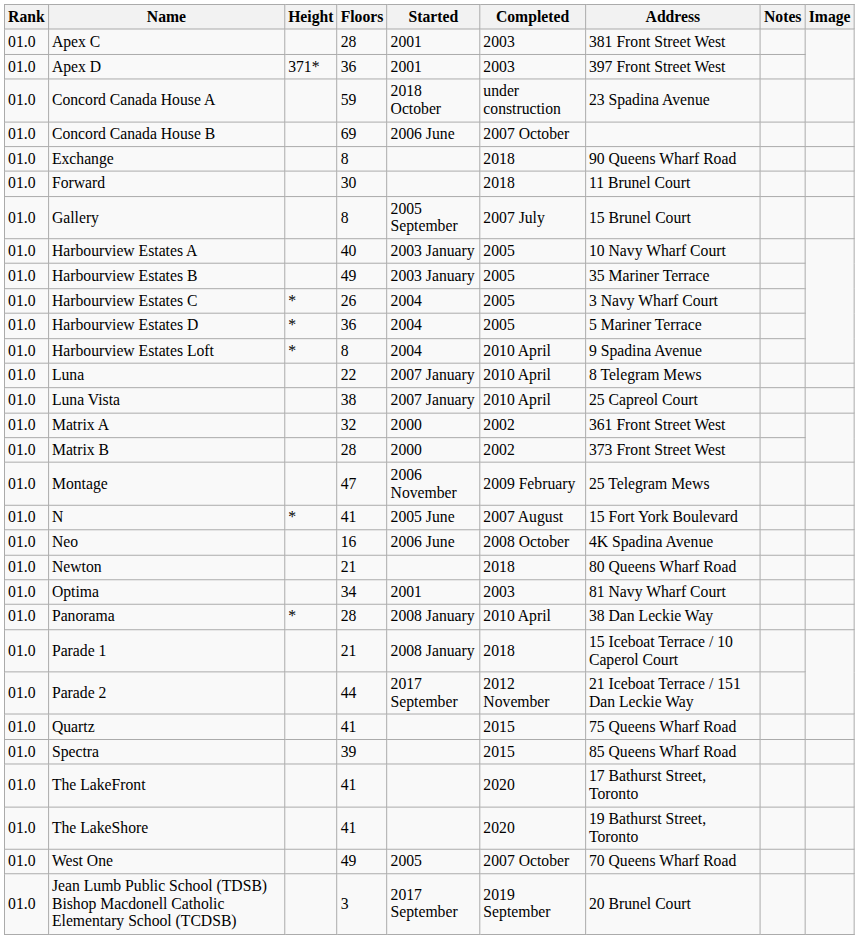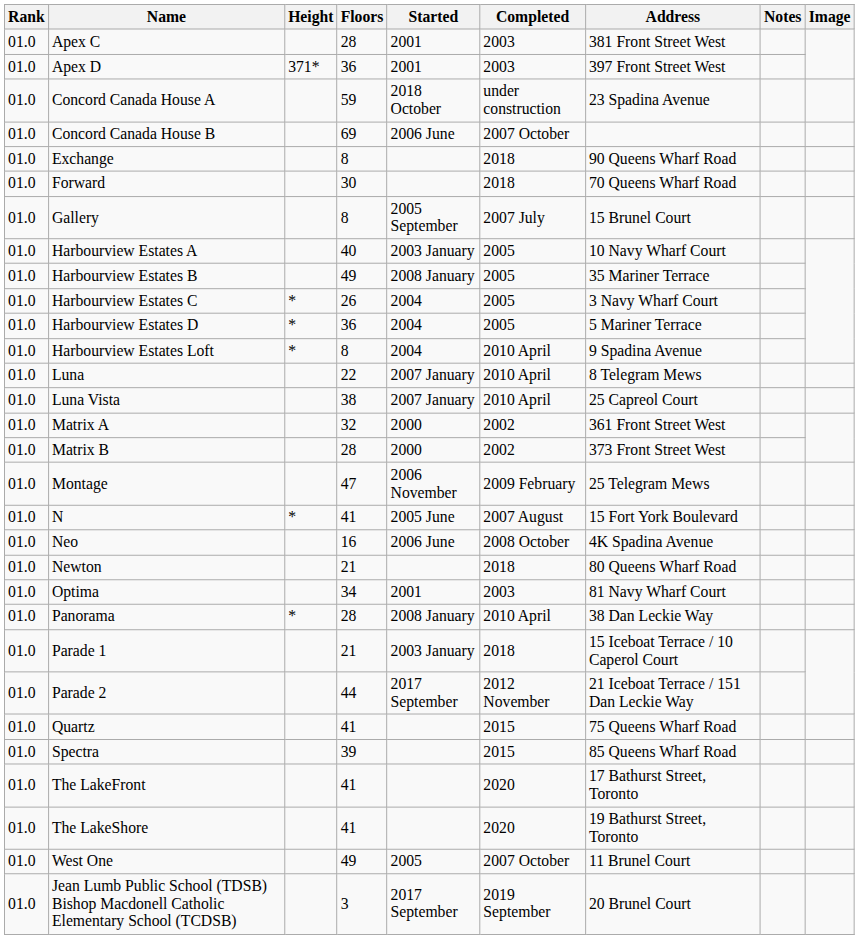(640, 183) 11 Brunel Court -> (663, 183) 70 Queens Wharf Road
(433, 276) 2003 January -> (433, 276) 2008 January
(433, 650) 2008 January -> (433, 650) 2003 January
(663, 861) 70 Queens Wharf Road -> (640, 861) 11 Brunel Court
